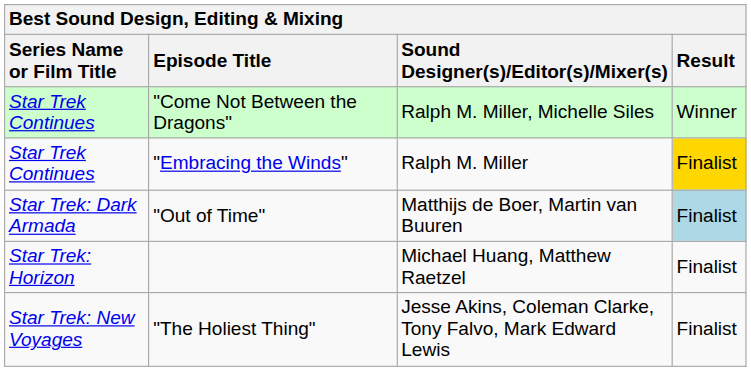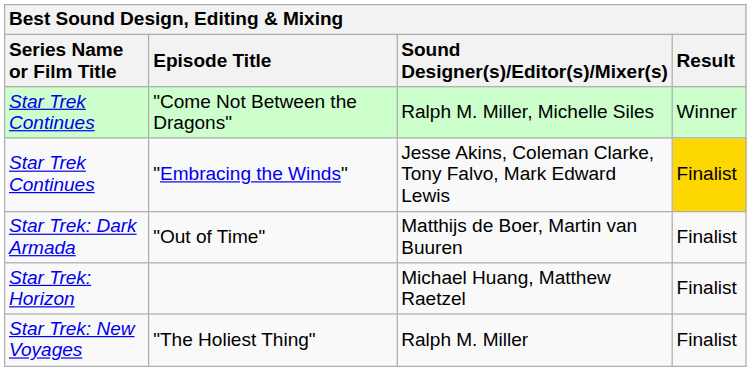(465, 163) Ralph M. Miller -> (528, 174) Jesse Akins, Coleman Clarke, Tony Falvo, Mark Edward Lewis
(707, 215) lightblue background -> (707, 236) no background
(528, 329) Jesse Akins, Coleman Clarke, Tony Falvo, Mark Edward Lewis -> (465, 340) Ralph M. Miller
